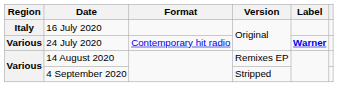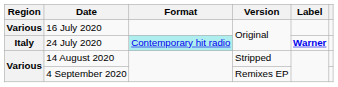(24, 27) Italy -> (24, 27) Various
(24, 43) Various -> (24, 43) Italy
(181, 43) no background -> (181, 43) paleturquoise background
(262, 58) Remixes EP -> (253, 58) Stripped
(253, 74) Stripped -> (262, 74) Remixes EP
